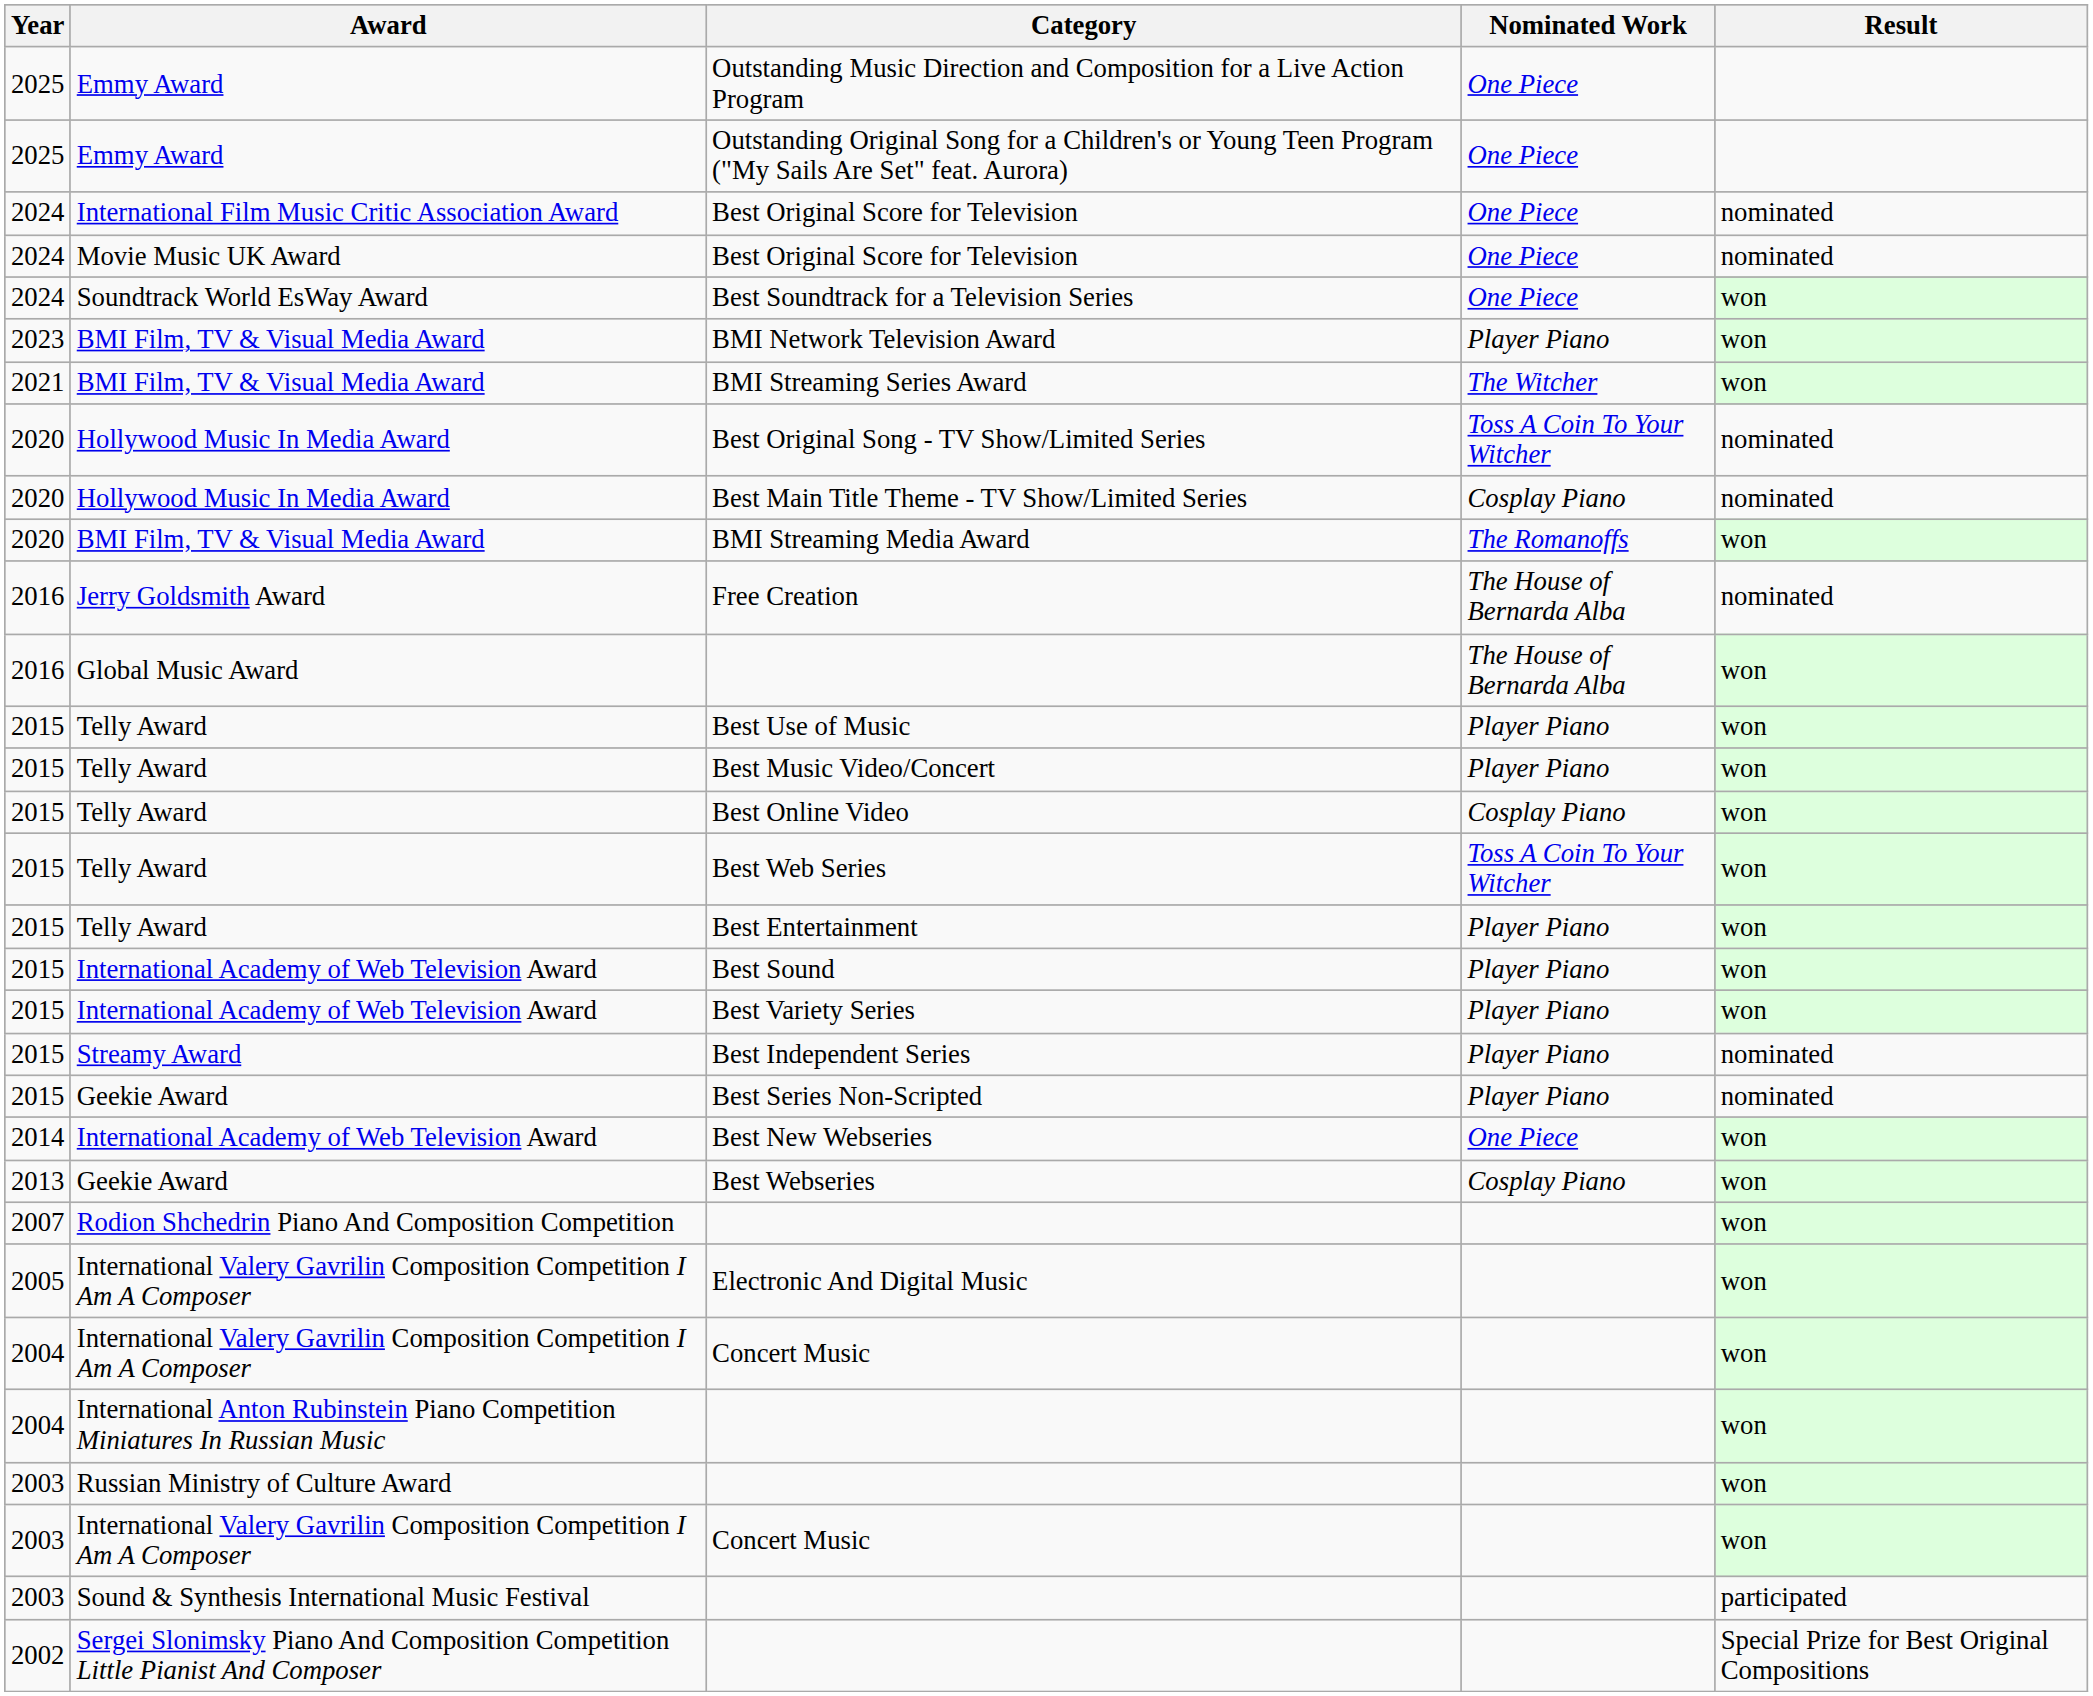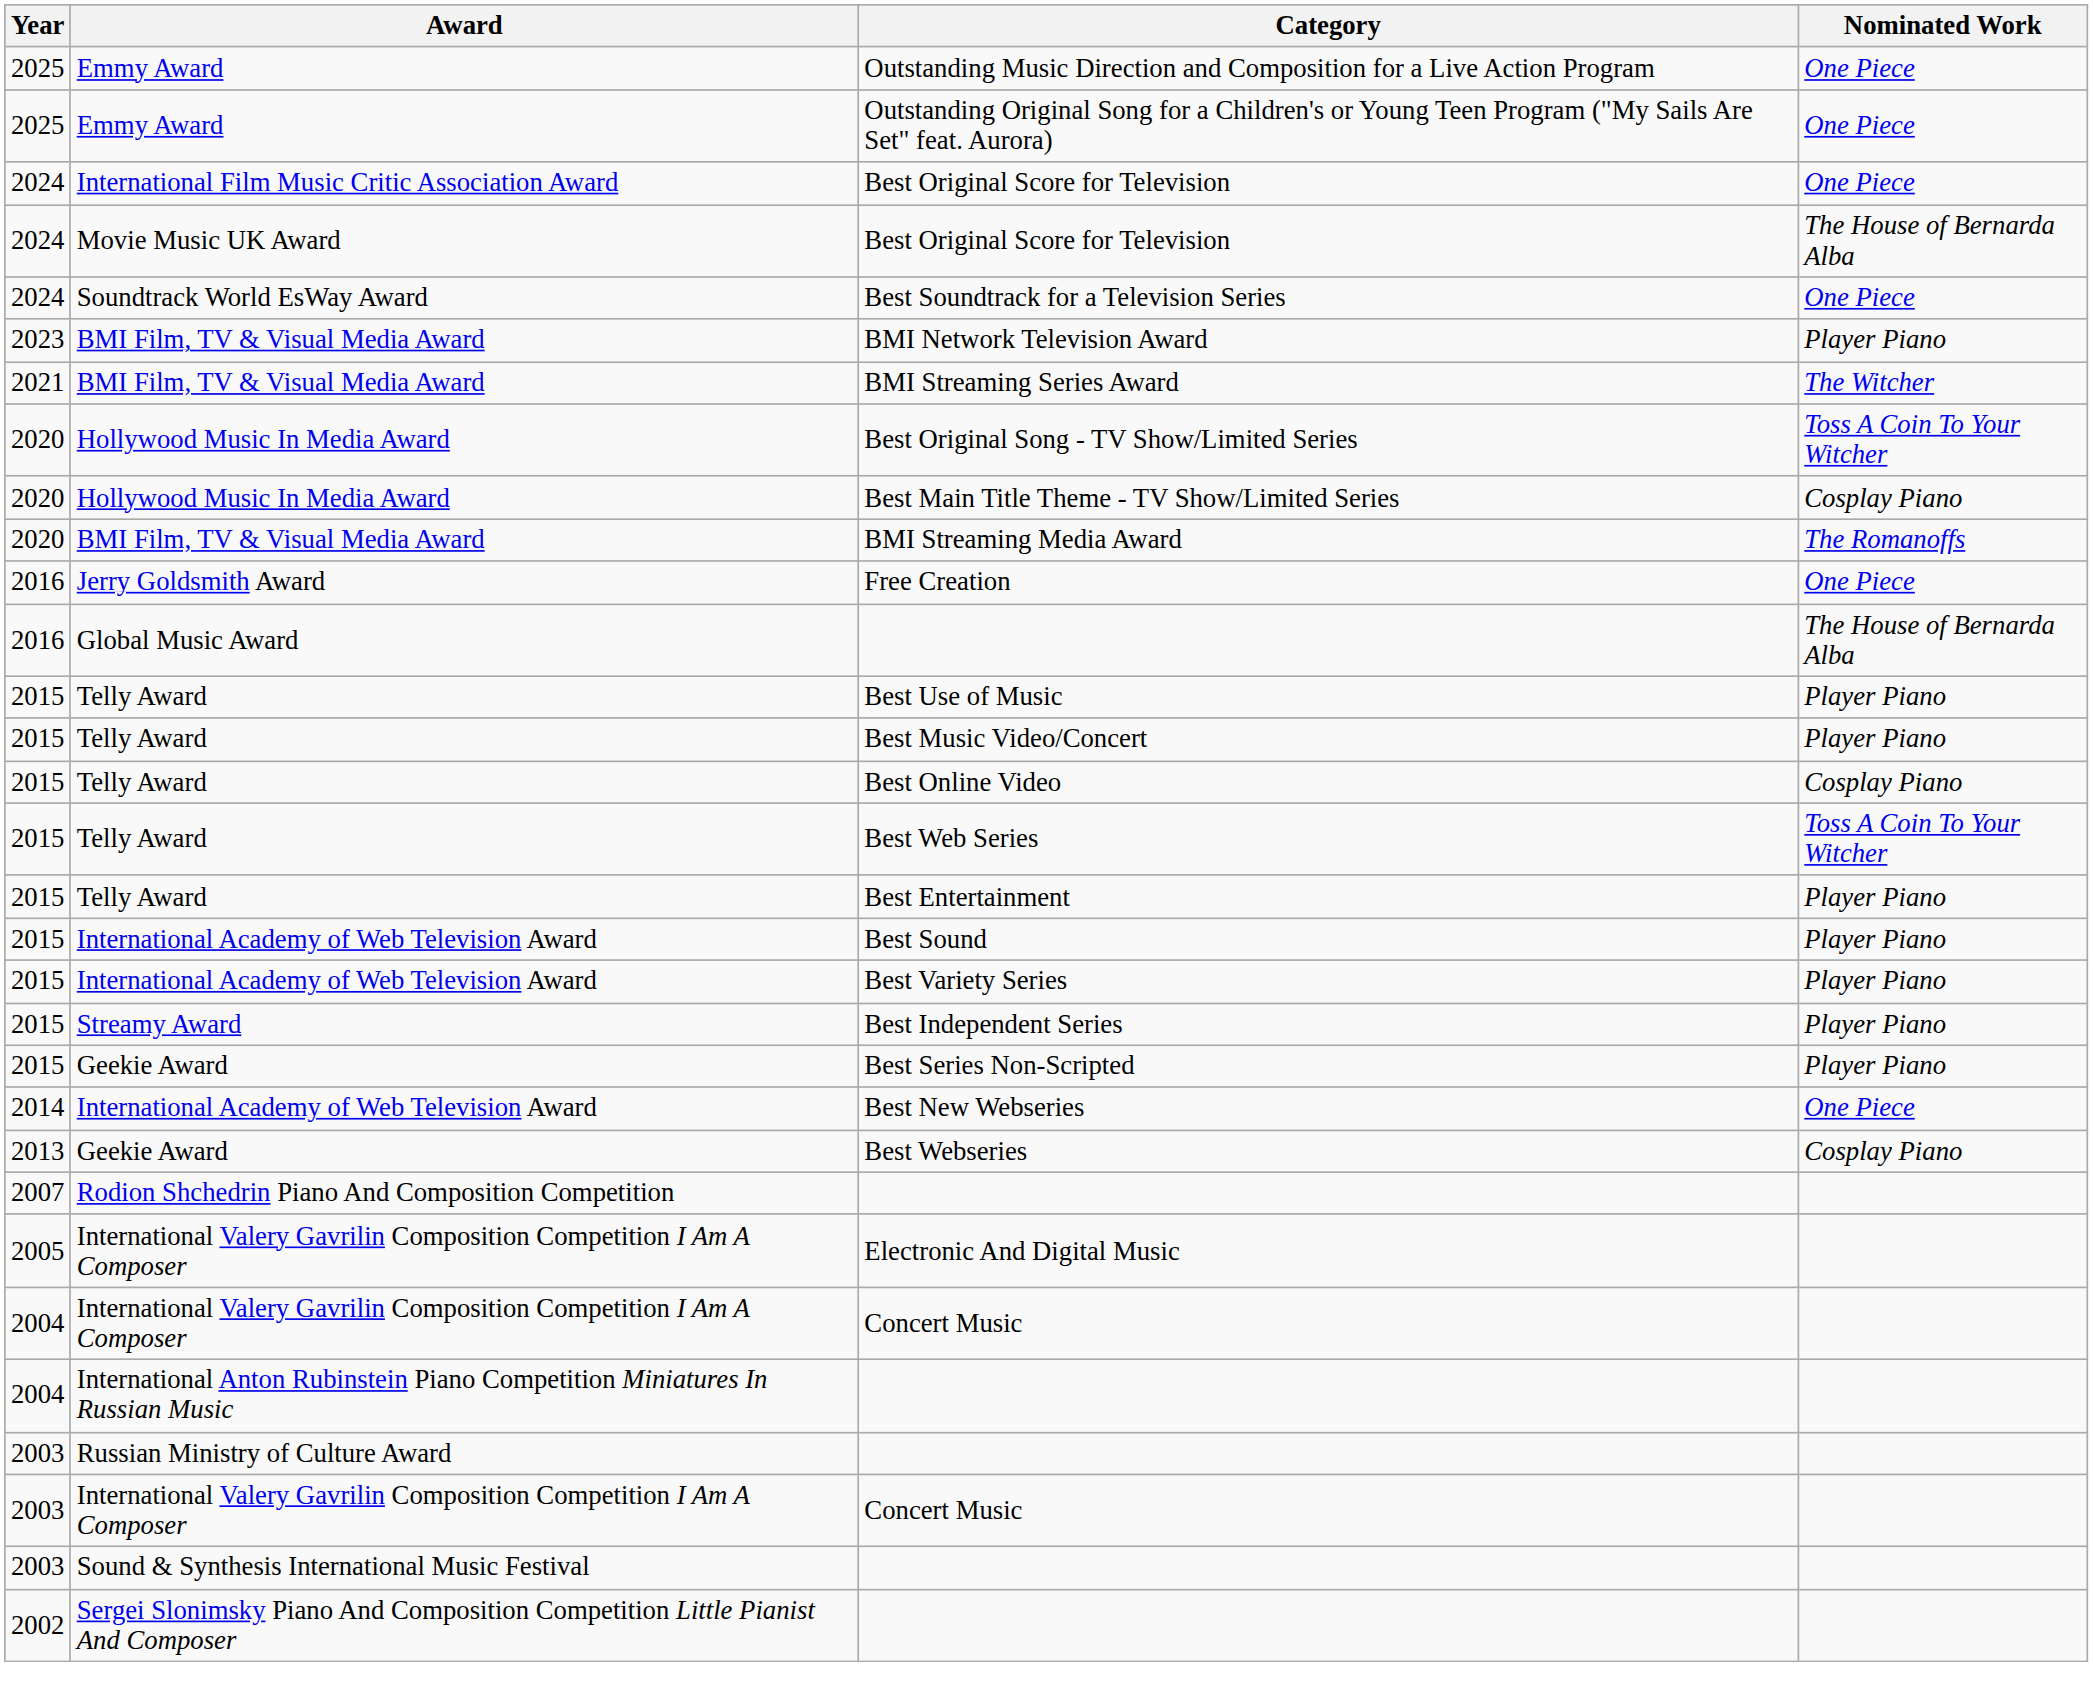- column: (1901, 25)
(1523, 255) One Piece -> (1930, 240) The House of Bernarda Alba
(1547, 597) The House of Bernarda Alba -> (1860, 582) One Piece
